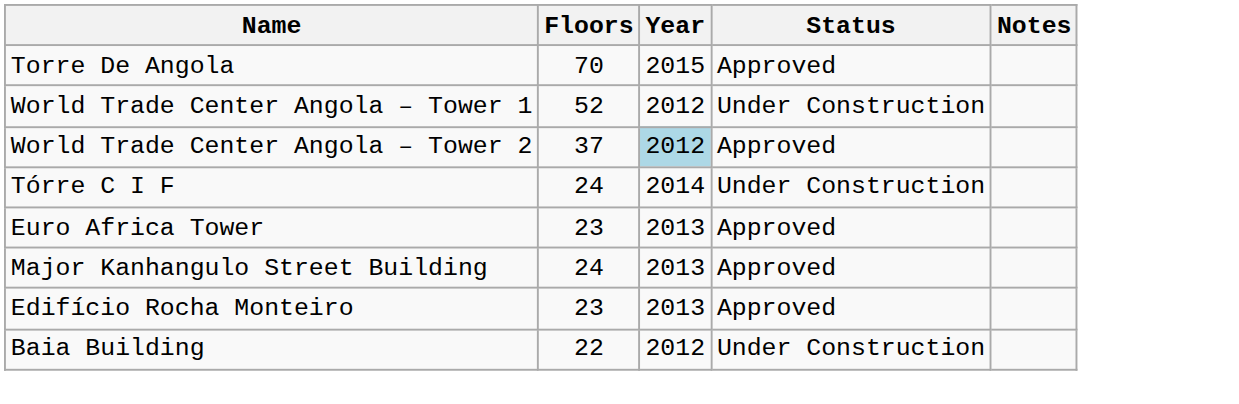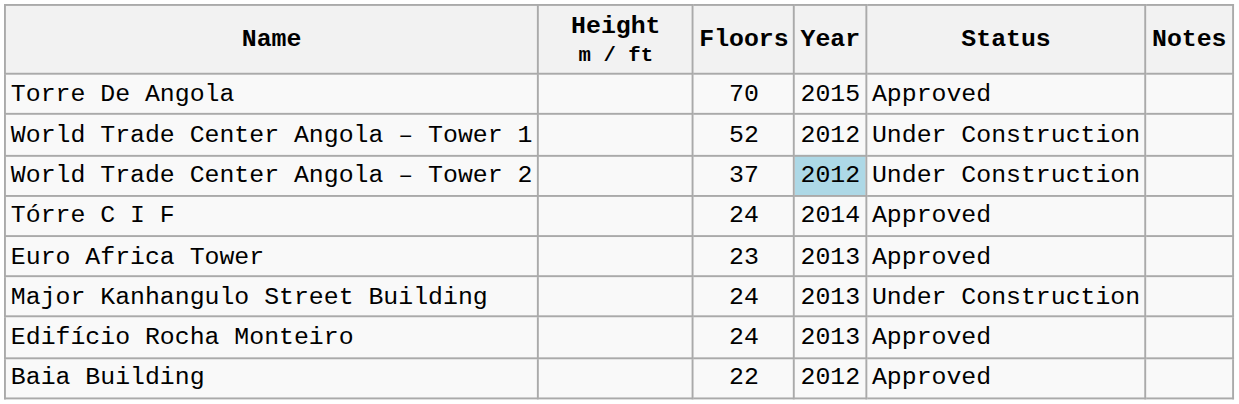+ column: (616, 39)
(776, 147) Approved -> (1006, 175) Under Construction
(851, 187) Under Construction -> (932, 216) Approved
(776, 268) Approved -> (1006, 297) Under Construction
(589, 308) 23 -> (744, 337) 24
(851, 349) Under Construction -> (932, 378) Approved
